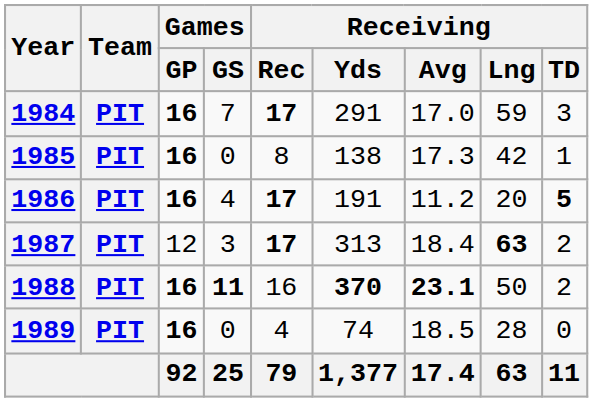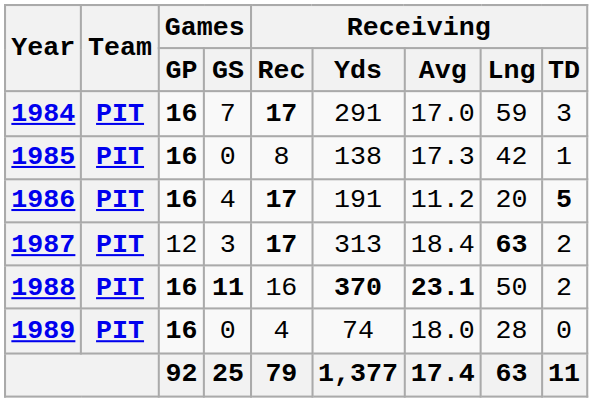(443, 331) 18.5 -> (443, 331) 18.0
